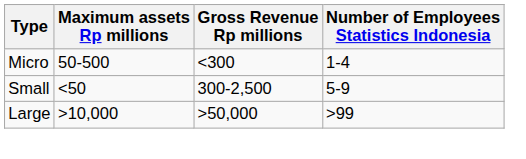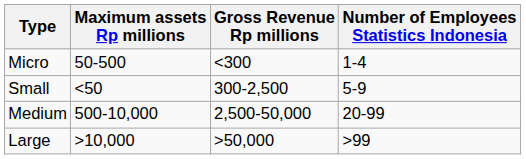+ row: (38, 114)
